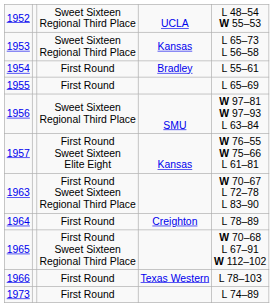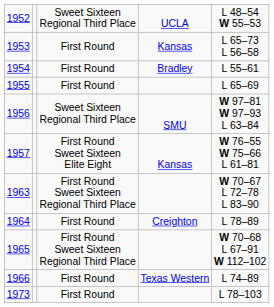(88, 46) Sweet Sixteen Regional Third Place -> (88, 46) First Round
(240, 278) L 78–103 -> (240, 278) L 74–89
(240, 294) L 74–89 -> (240, 294) L 78–103
